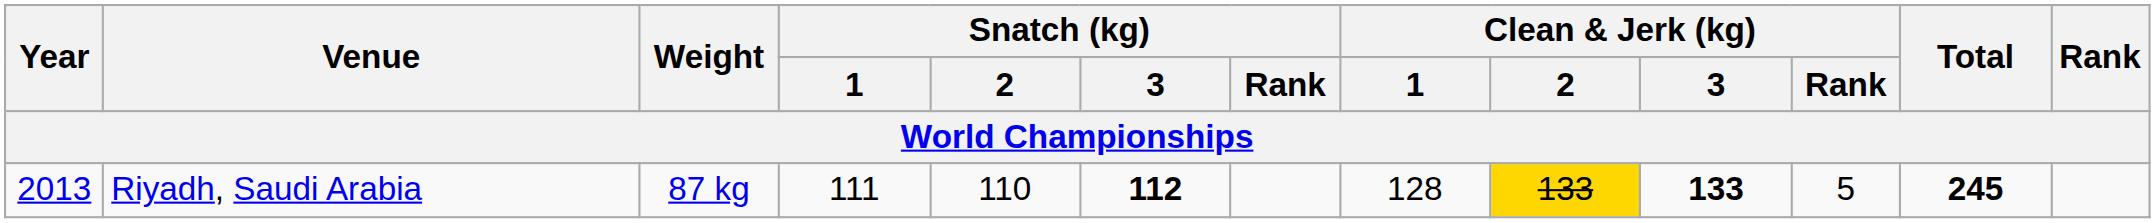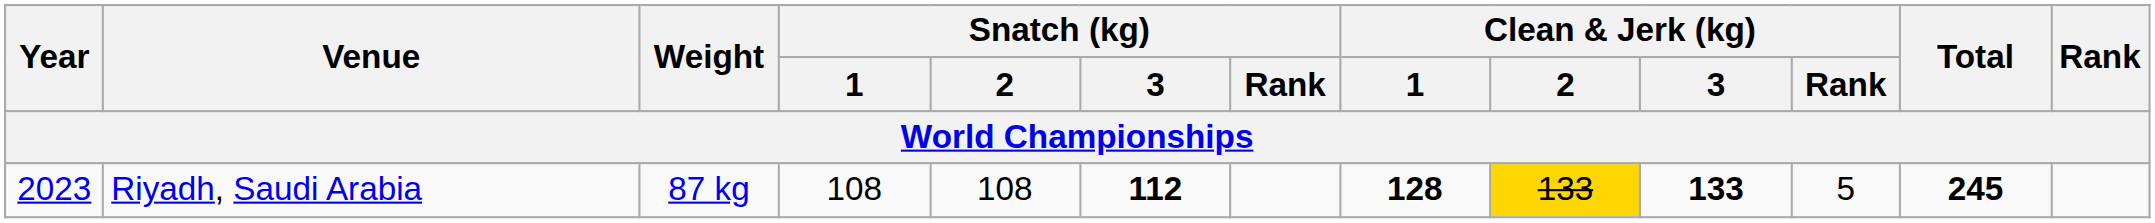(54, 189) 2013 -> (54, 189) 2023
(854, 189) 111 -> (854, 189) 108
(1005, 189) 110 -> (1005, 189) 108
(1415, 189) normal -> (1415, 189) bold
